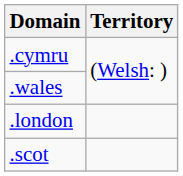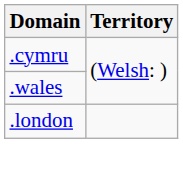- row: (29, 154)
